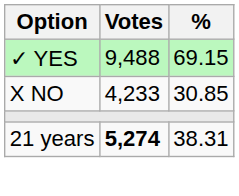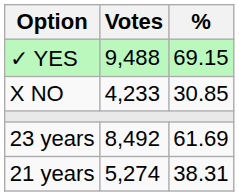+ row: (52, 138)
(132, 138) bold -> (132, 173) normal
